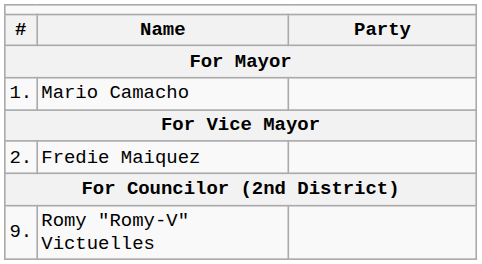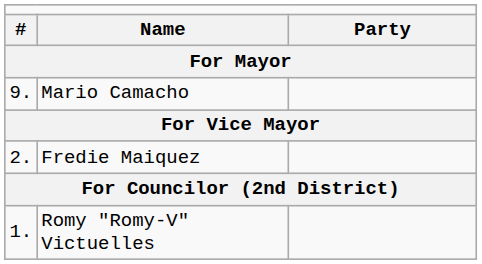(21, 93) 1. -> (21, 93) 9.
(21, 232) 9. -> (21, 232) 1.
